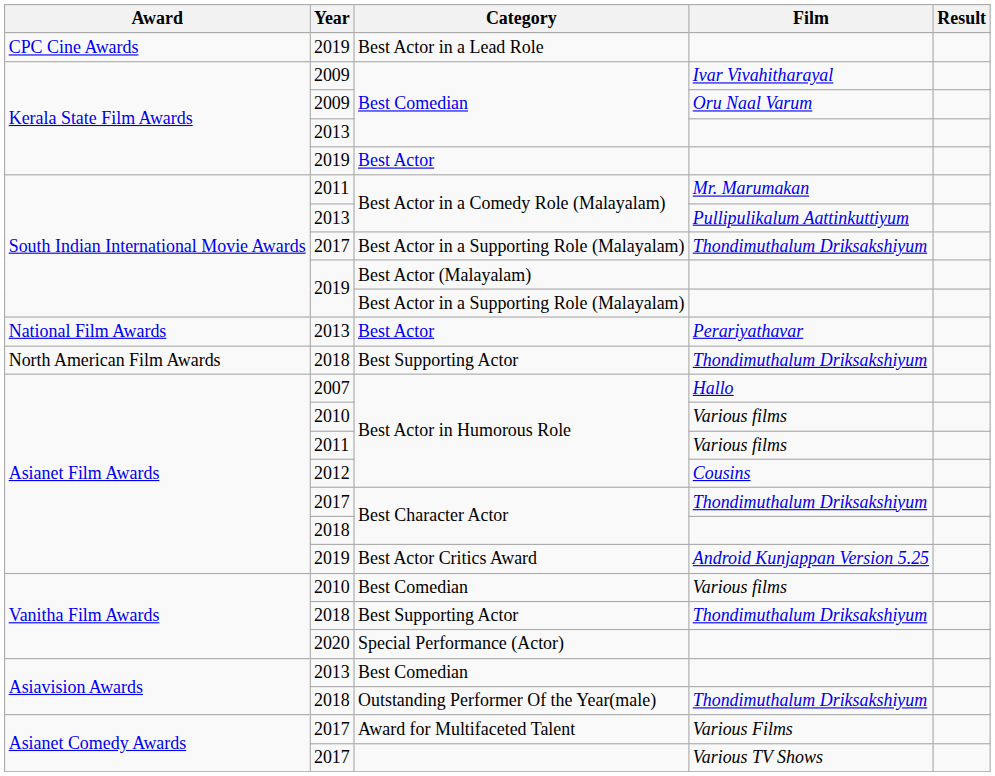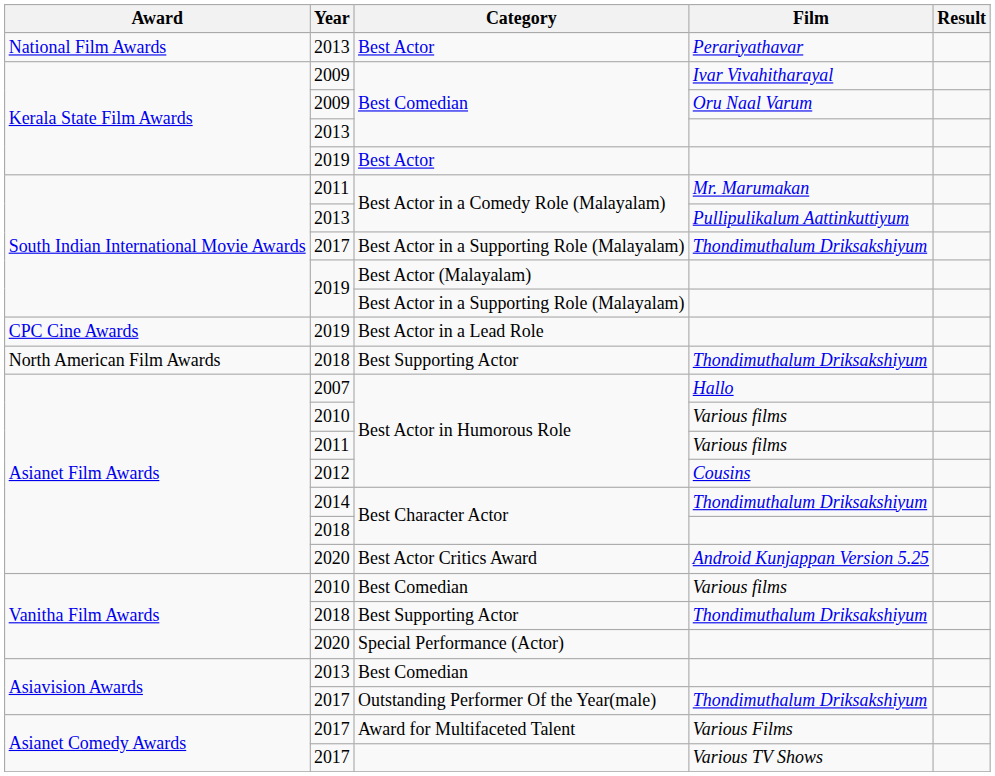rows swapped: (396, 331) <-> (451, 47)
(332, 501) 2017 -> (332, 501) 2014
(332, 558) 2019 -> (332, 558) 2020
(332, 700) 2018 -> (332, 700) 2017
